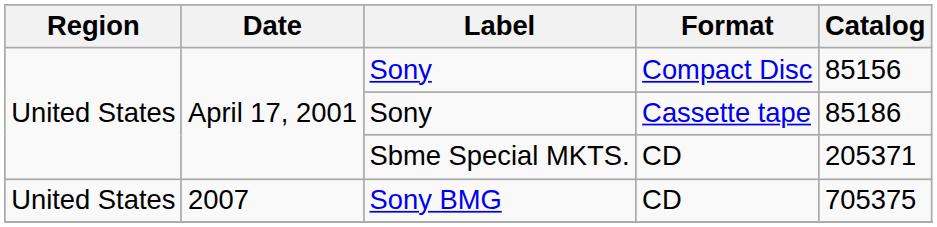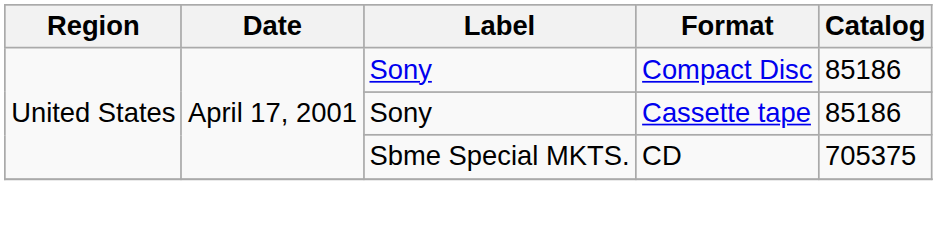(863, 69) 85156 -> (863, 69) 85186
(871, 156) 205371 -> (871, 156) 705375
- row: (436, 199)
